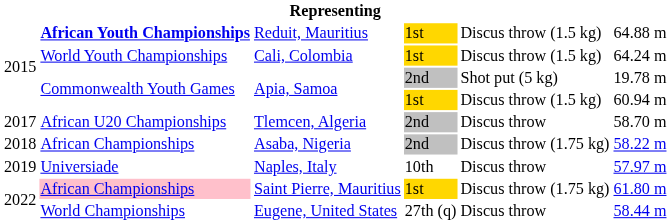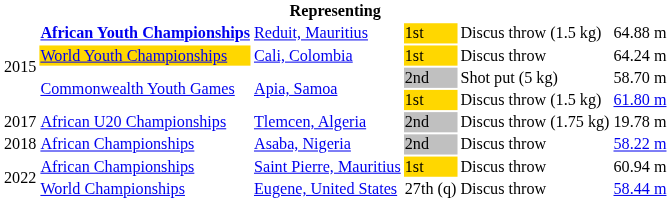(134, 55) no background -> (134, 55) gold background
(531, 55) Discus throw (1.5 kg) -> (503, 55) Discus throw
(640, 77) 19.78 m -> (640, 77) 58.70 m
(640, 99) 60.94 m -> (640, 99) 61.80 m
(503, 122) Discus throw -> (535, 122) Discus throw (1.75 kg)
(640, 122) 58.70 m -> (640, 122) 19.78 m
(535, 144) Discus throw (1.75 kg) -> (503, 144) Discus throw
- row: (295, 166)
(117, 188) pink background -> (117, 166) no background
(535, 188) Discus throw (1.75 kg) -> (503, 166) Discus throw
(640, 188) 61.80 m -> (640, 166) 60.94 m
